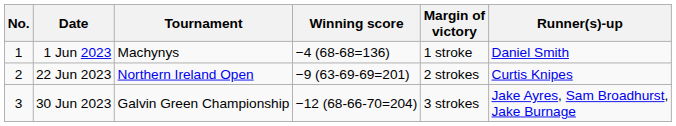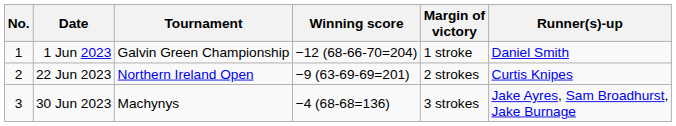(148, 52) Machynys -> (203, 52) Galvin Green Championship
(343, 52) −4 (68-68=136) -> (356, 52) −12 (68-66-70=204)
(203, 103) Galvin Green Championship -> (148, 103) Machynys
(356, 103) −12 (68-66-70=204) -> (343, 103) −4 (68-68=136)
